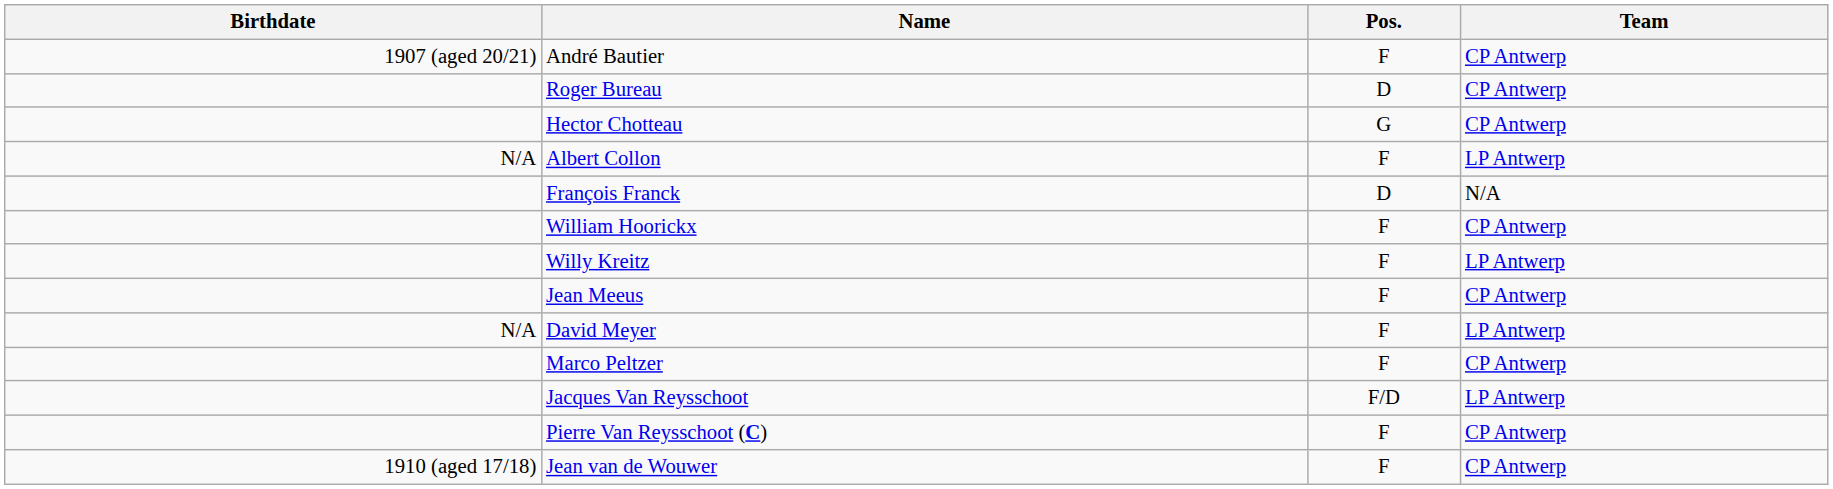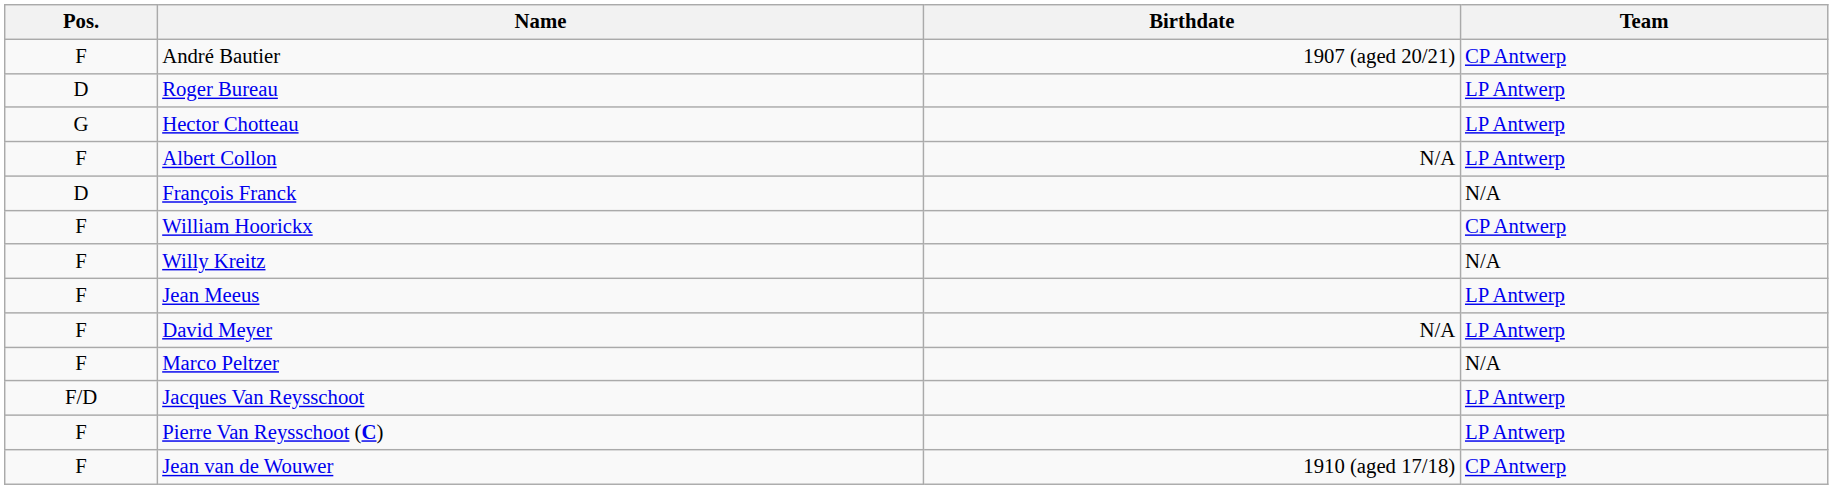columns swapped: (1384, 21) <-> (273, 21)
(1516, 90) CP Antwerp -> (1515, 90) LP Antwerp
(1516, 124) CP Antwerp -> (1515, 124) LP Antwerp
(1515, 261) LP Antwerp -> (1483, 261) N/A
(1516, 295) CP Antwerp -> (1515, 295) LP Antwerp
(1516, 363) CP Antwerp -> (1483, 363) N/A
(1516, 432) CP Antwerp -> (1515, 432) LP Antwerp
